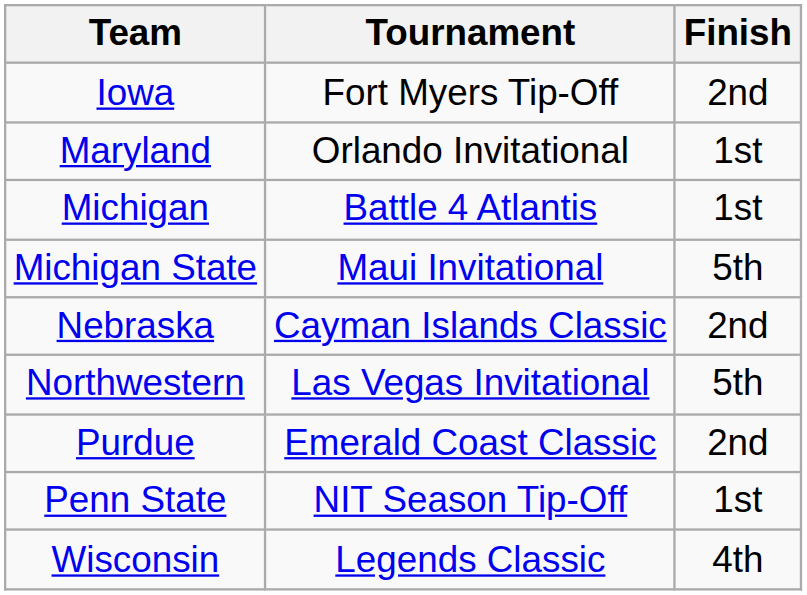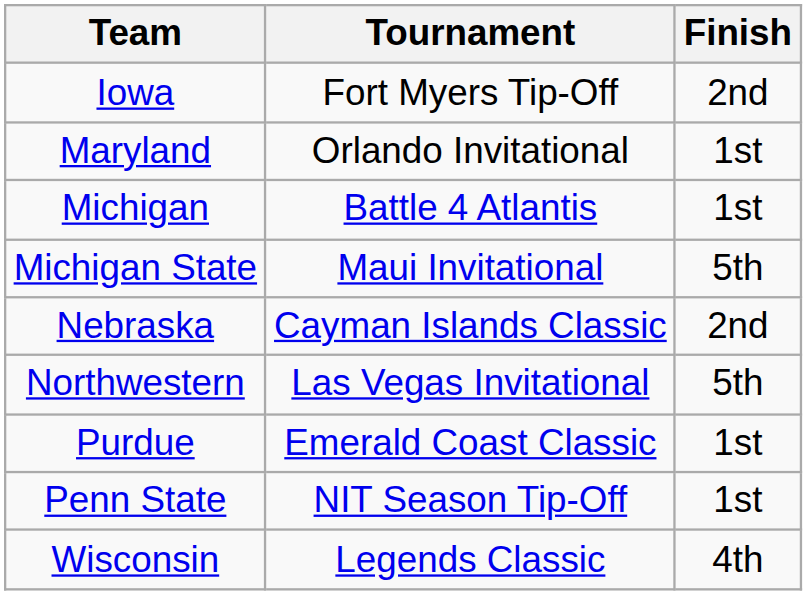(738, 442) 2nd -> (738, 442) 1st
